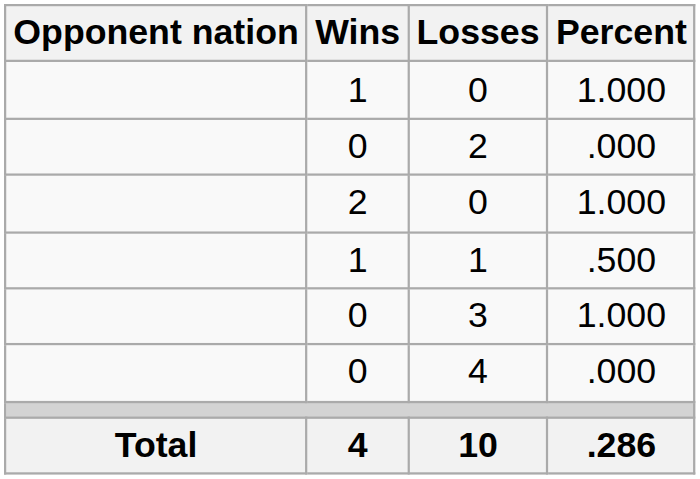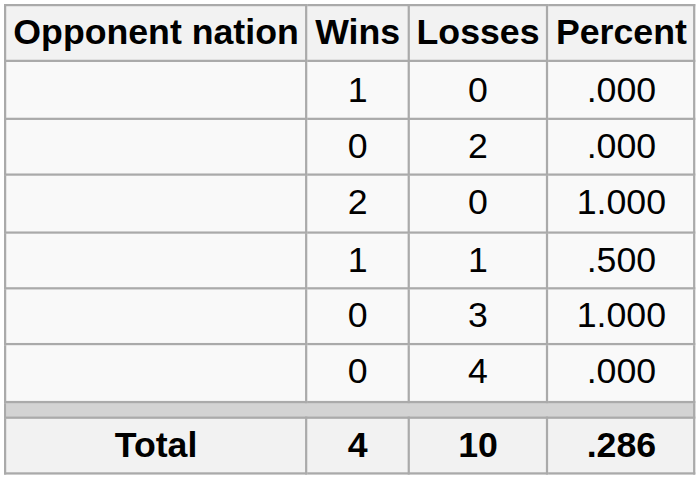(621, 89) 1.000 -> (621, 89) .000
